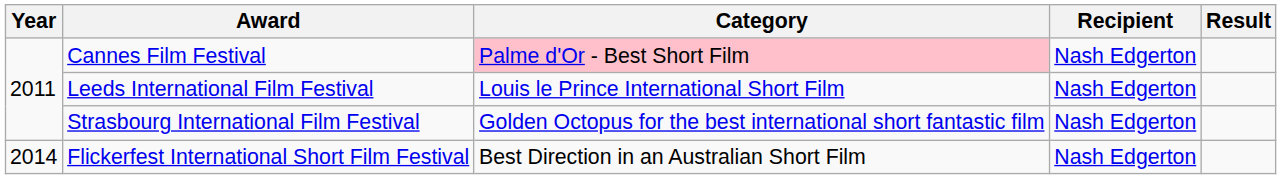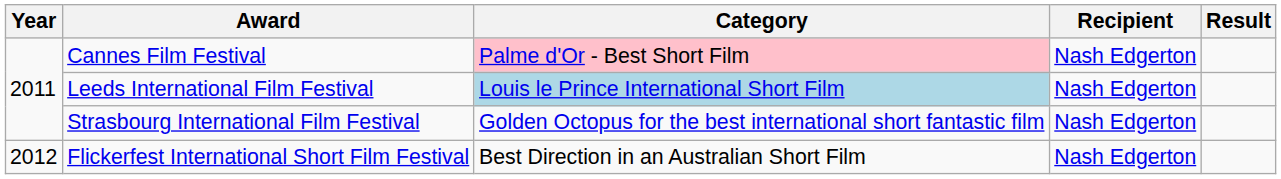(662, 88) no background -> (662, 88) lightblue background
(34, 156) 2014 -> (34, 156) 2012
